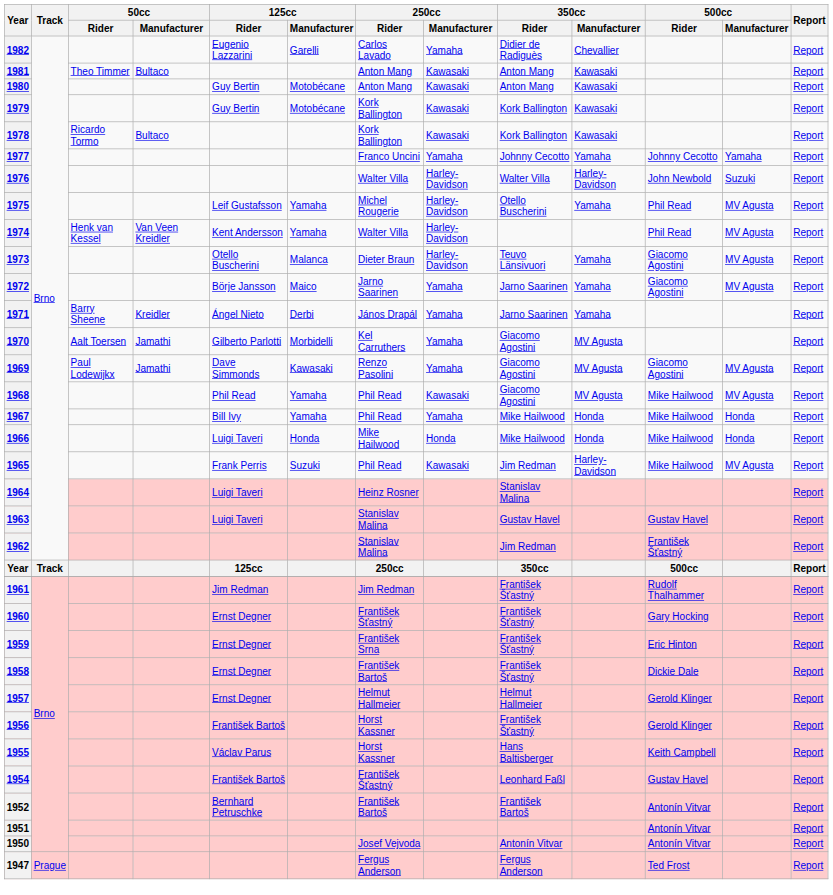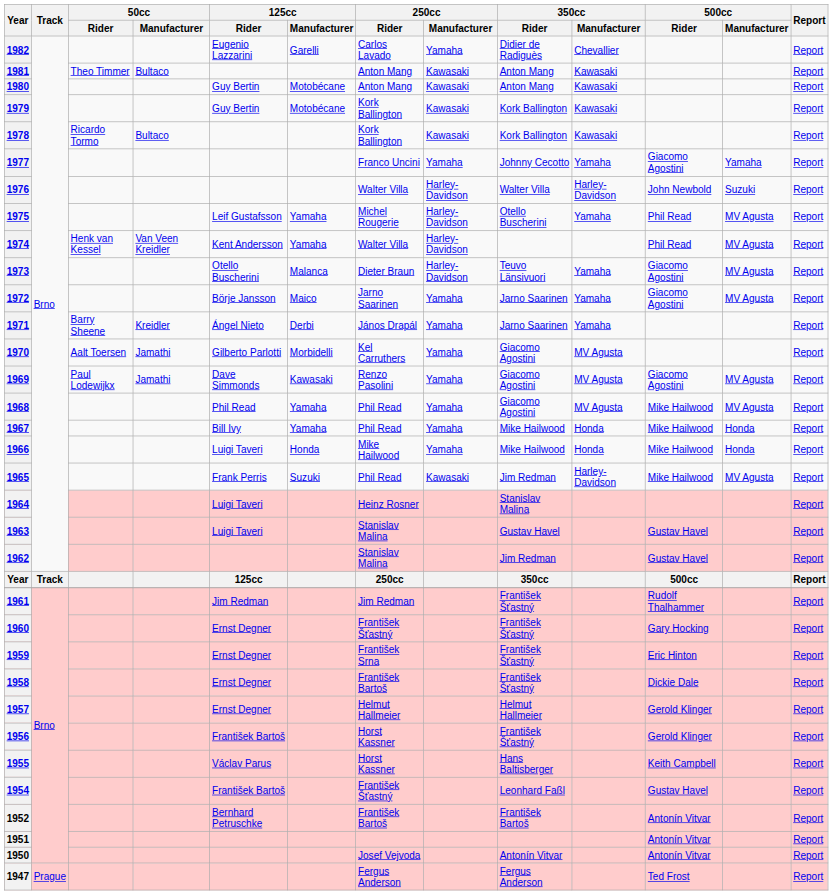(683, 157) Johnny Cecotto -> (668, 163) Giacomo Agostini
(448, 396) Kawasaki -> (444, 407) Yamaha
(441, 439) Honda -> (444, 450) Yamaha
(668, 547) František Šťastný -> (678, 558) Gustav Havel
